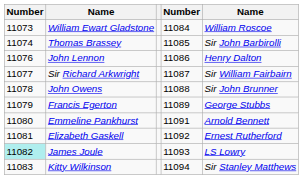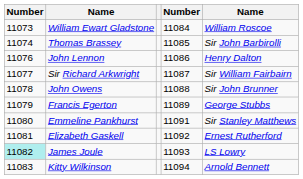(237, 120) Arnold Bennett -> (250, 120) Sir Stanley Matthews
(250, 167) Sir Stanley Matthews -> (237, 167) Arnold Bennett
